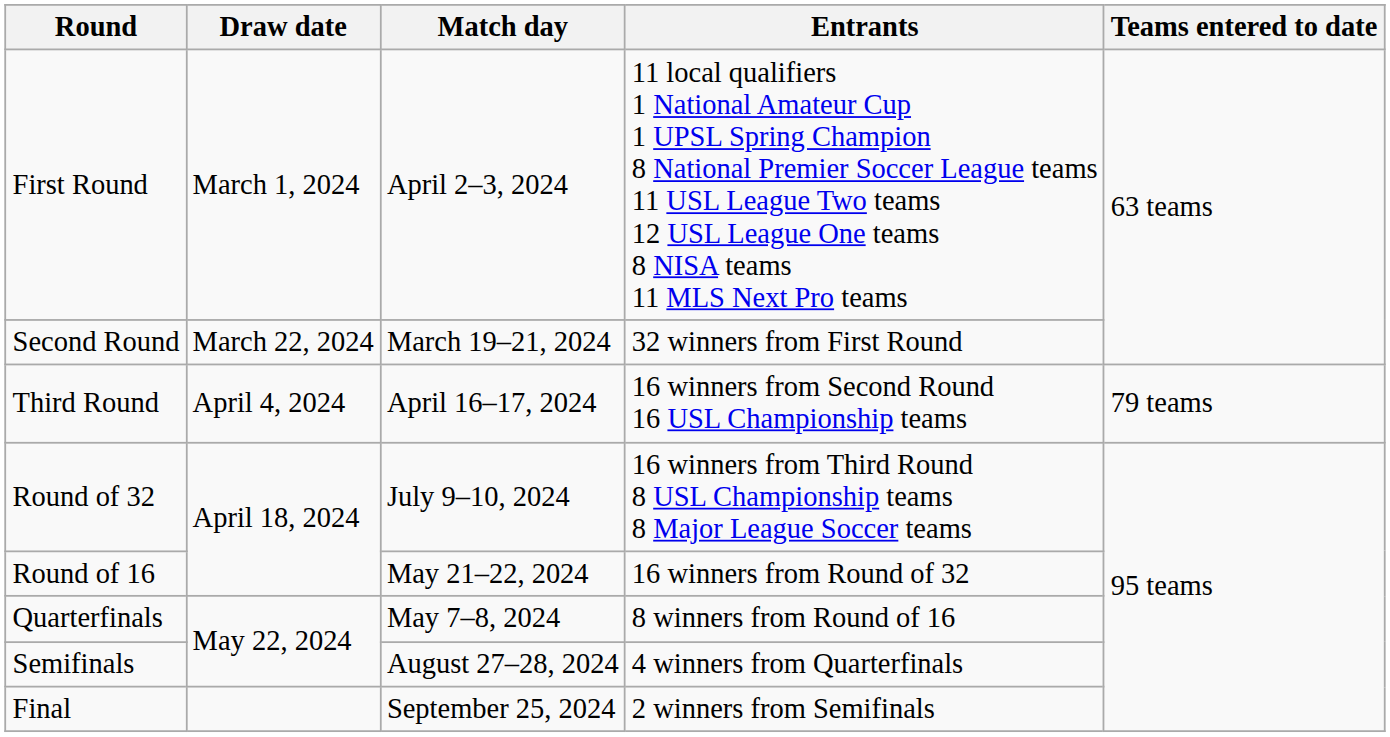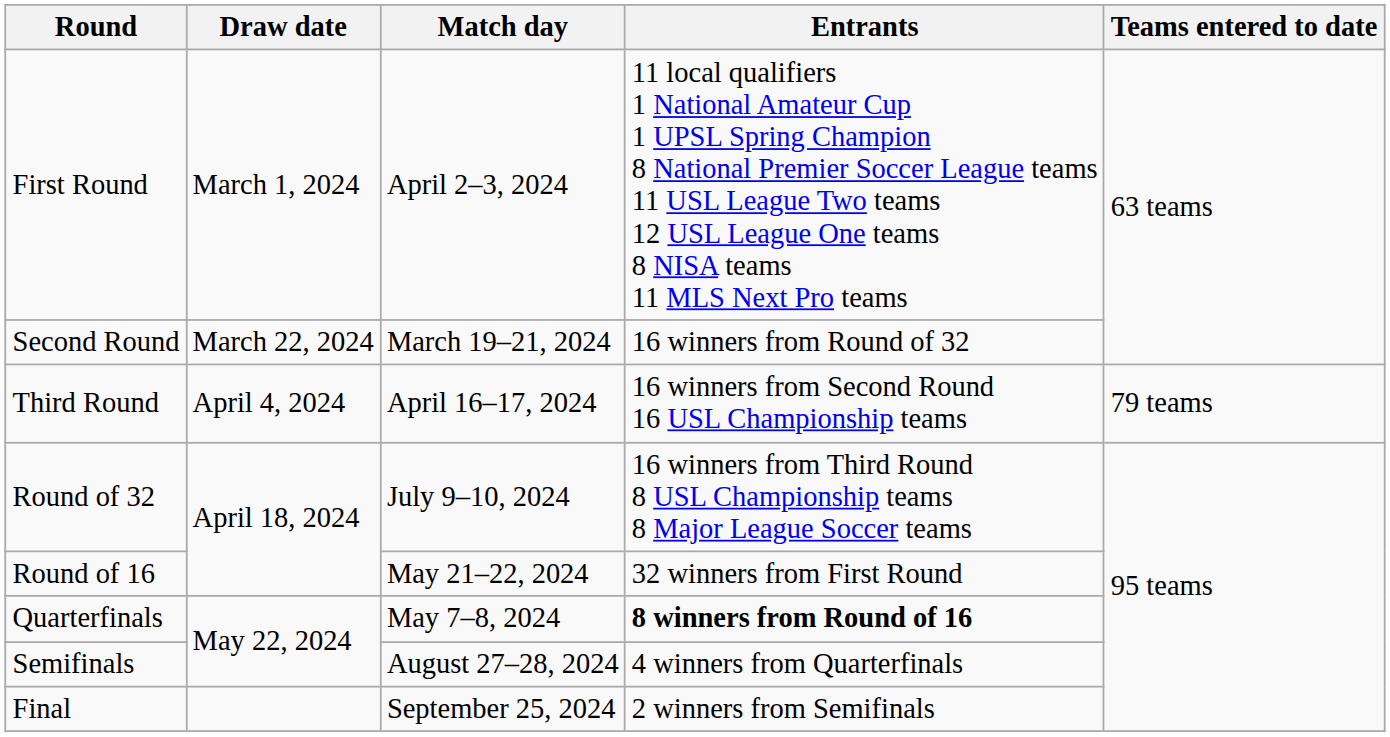(797, 341) 32 winners from First Round -> (801, 341) 16 winners from Round of 32
(801, 573) 16 winners from Round of 32 -> (797, 573) 32 winners from First Round
(794, 618) normal -> (802, 618) bold
